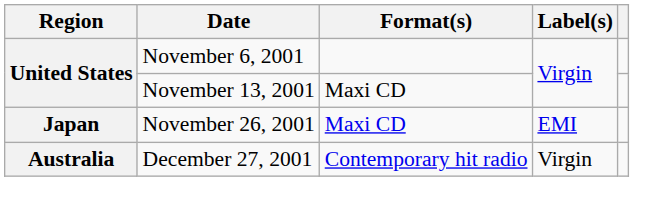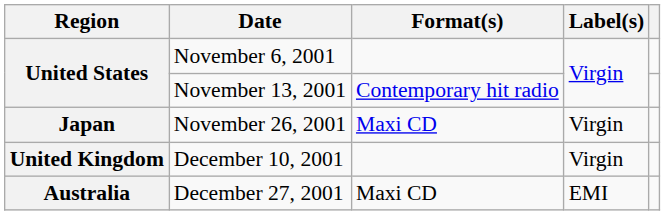(365, 90) Maxi CD -> (457, 90) Contemporary hit radio
(557, 124) EMI -> (596, 124) Virgin
+ row: (259, 158)
(426, 158) Contemporary hit radio -> (396, 192) Maxi CD
(565, 158) Virgin -> (588, 192) EMI
